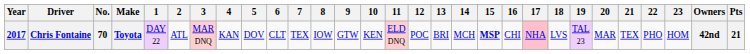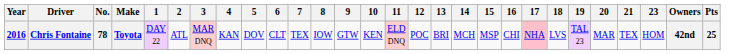- column: (653, 12)
(16, 35) 2017 -> (16, 35) 2016
(103, 35) 70 -> (103, 35) 78
(490, 35) bold -> (489, 35) normal
(736, 35) 21 -> (712, 35) 25
